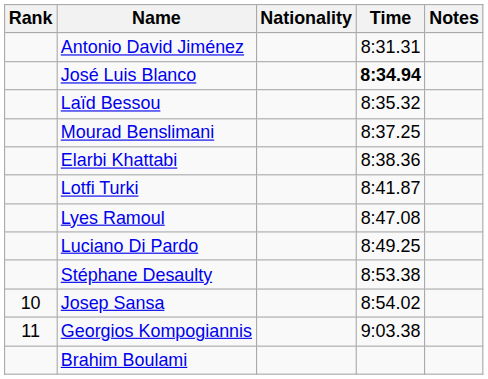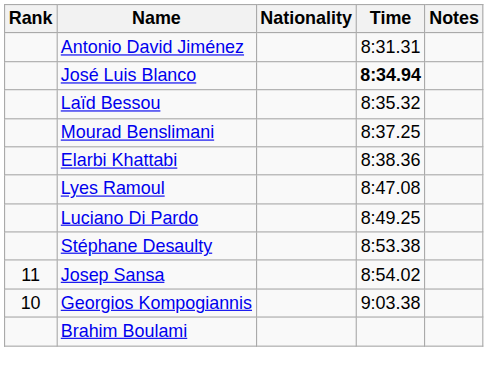- row: (100, 189)
(31, 302) 10 -> (31, 274) 11
(31, 331) 11 -> (31, 302) 10
